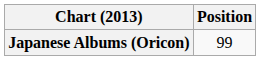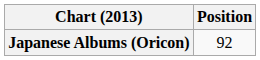(224, 42) 99 -> (224, 42) 92
